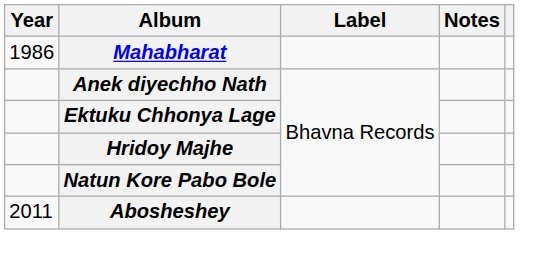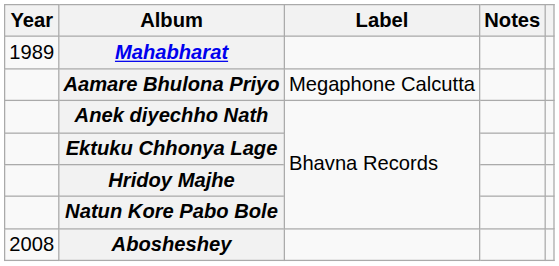(32, 52) 1986 -> (32, 52) 1989
+ row: (172, 84)
(31, 212) 2011 -> (32, 244) 2008
